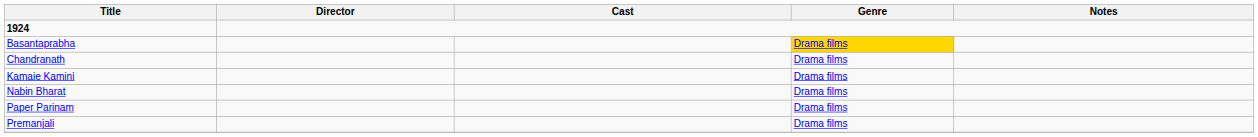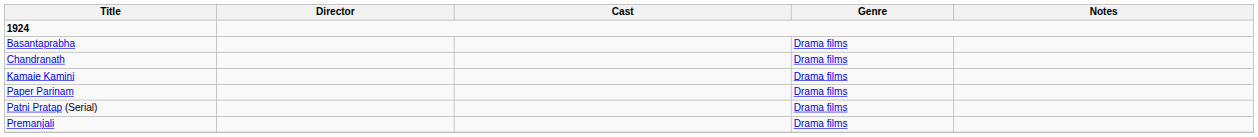(821, 44) gold background -> (821, 44) no background
- row: (36, 92)
+ row: (52, 108)
